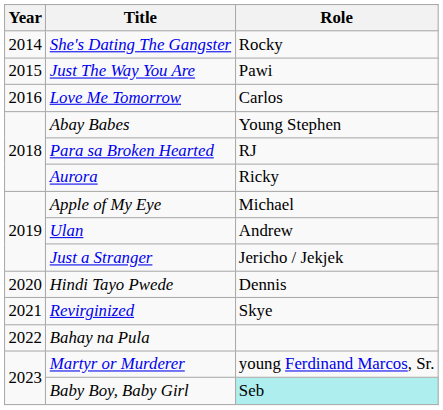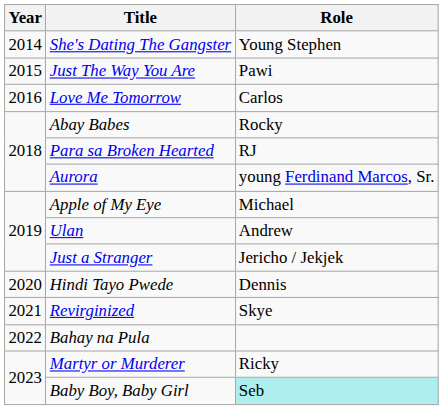(261, 44) Rocky -> (290, 44) Young Stephen
(290, 124) Young Stephen -> (261, 124) Rocky
(259, 177) Ricky -> (337, 177) young Ferdinand Marcos, Sr.
(337, 364) young Ferdinand Marcos, Sr. -> (259, 364) Ricky
